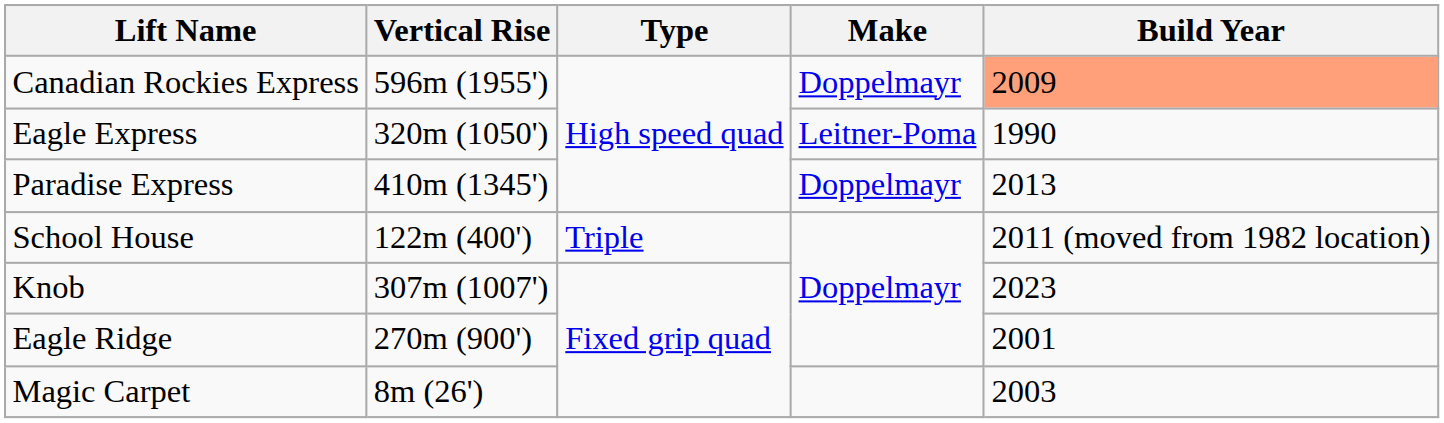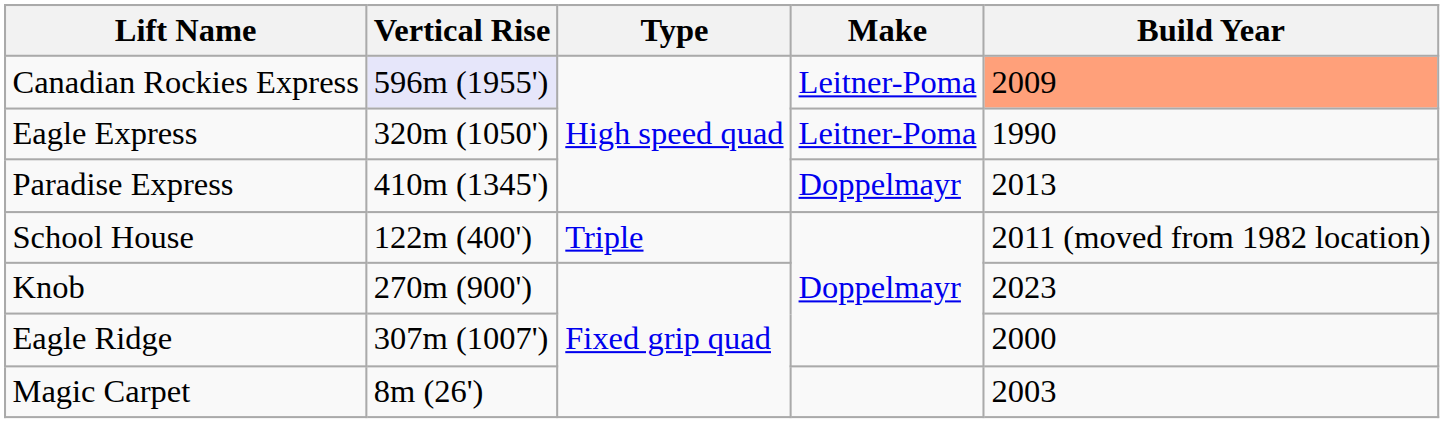(461, 81) no background -> (461, 81) lavender background
(880, 81) Doppelmayr -> (888, 81) Leitner-Poma
(461, 287) 307m (1007') -> (453, 287) 270m (900')
(453, 339) 270m (900') -> (461, 339) 307m (1007')
(1024, 339) 2001 -> (1024, 339) 2000
